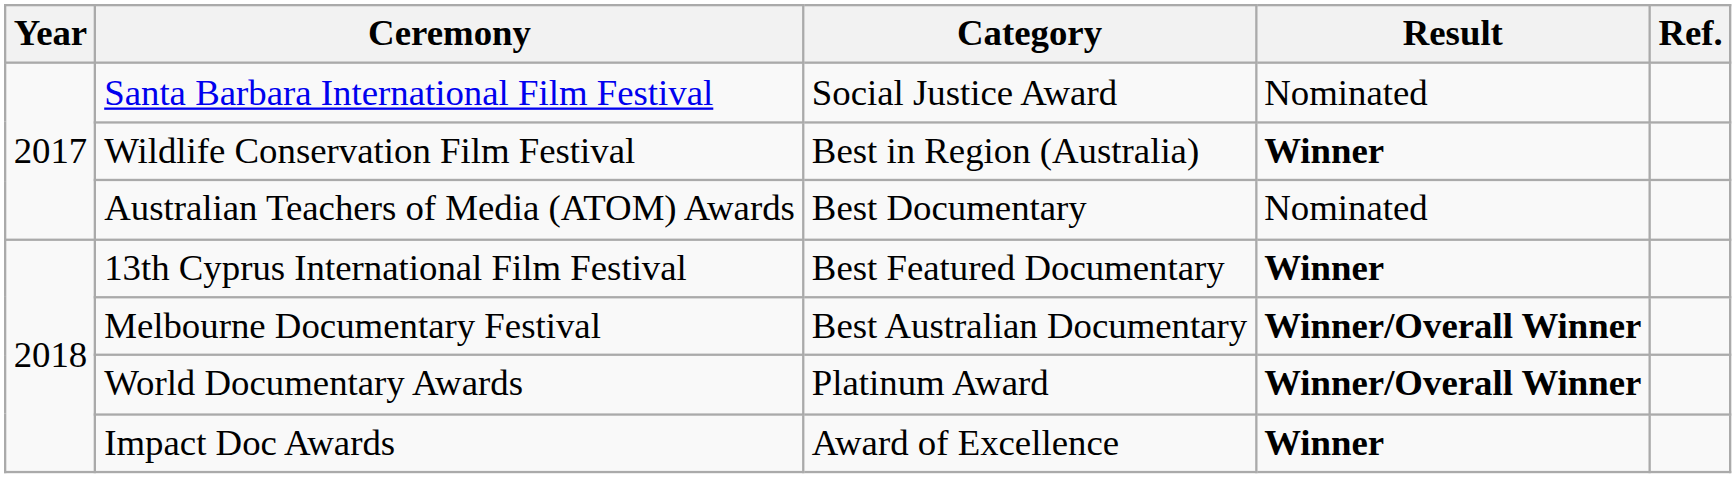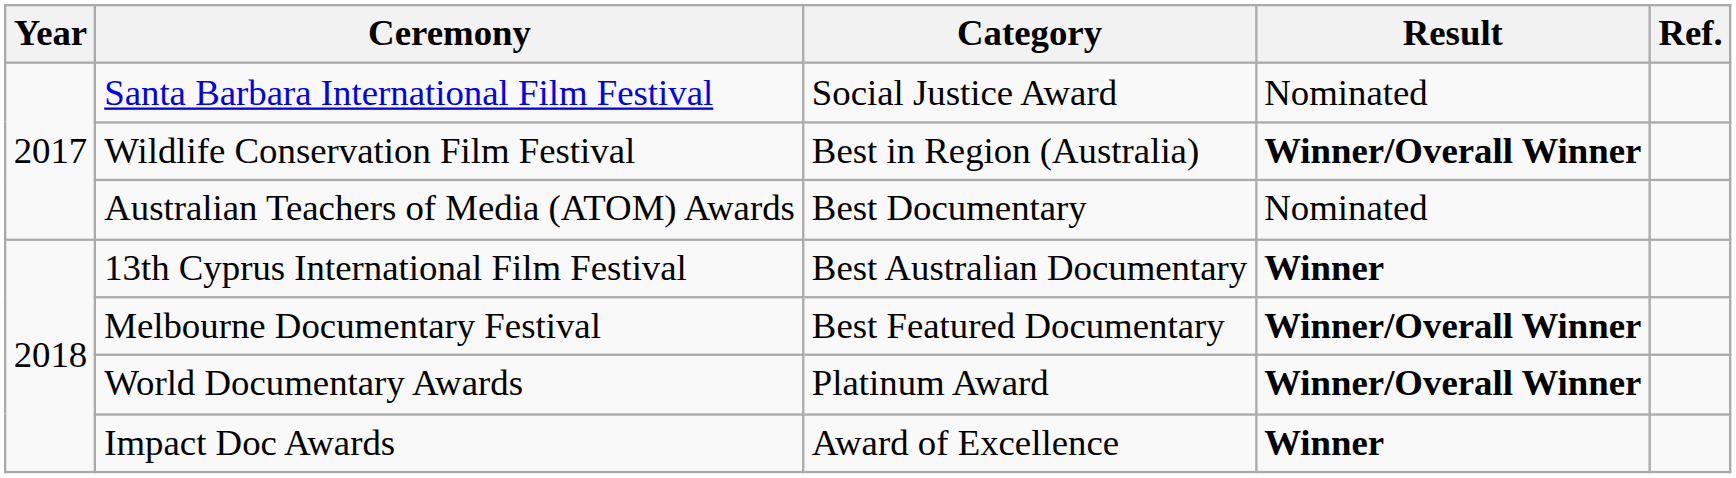(1324, 150) Winner -> (1453, 150) Winner/Overall Winner
(1018, 267) Best Featured Documentary -> (1030, 267) Best Australian Documentary
(1030, 325) Best Australian Documentary -> (1018, 325) Best Featured Documentary
